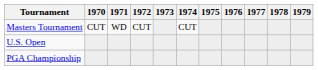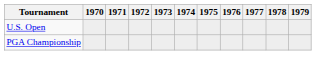- row: (45, 27)
